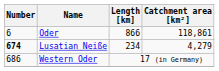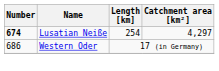- row: (49, 33)
(133, 46) 234 -> (133, 33) 254
(200, 46) 4,279 -> (200, 33) 4,297
